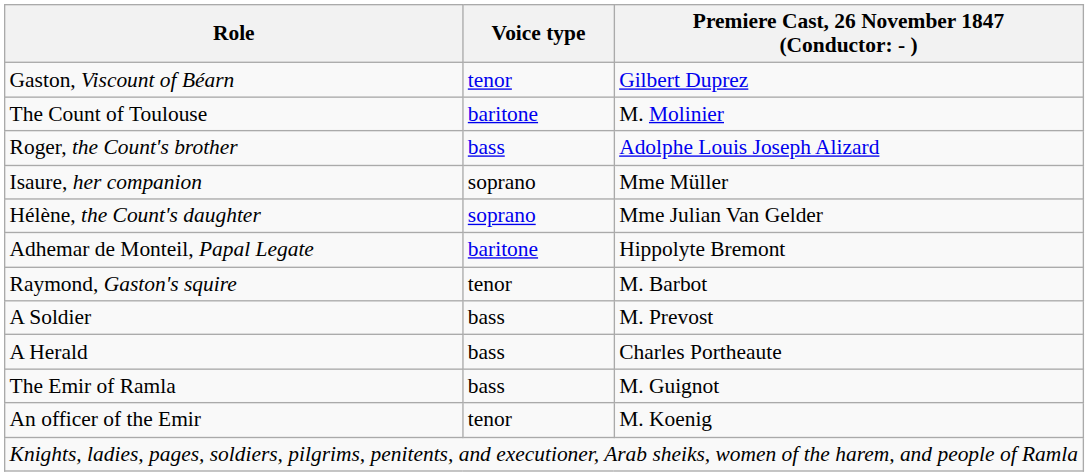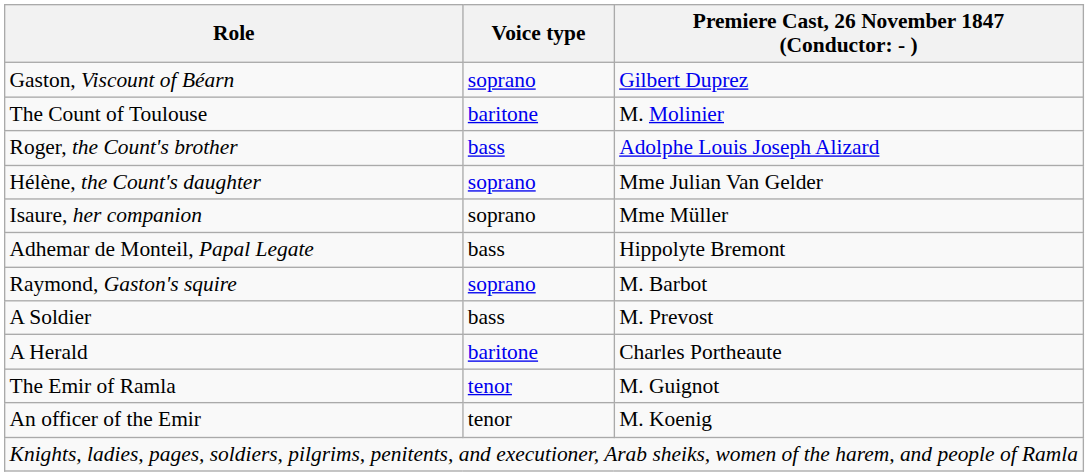(490, 79) tenor -> (502, 79) soprano
rows swapped: (135, 215) <-> (106, 181)
(503, 249) baritone -> (486, 249) bass
(490, 283) tenor -> (502, 283) soprano
(486, 351) bass -> (503, 351) baritone
(486, 385) bass -> (490, 385) tenor
